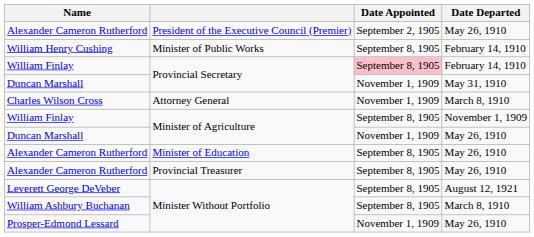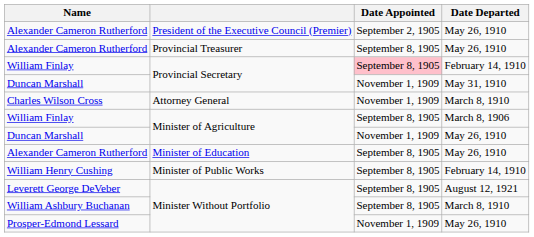rows swapped: (77, 170) <-> (60, 48)
(486, 118) November 1, 1909 -> (477, 118) March 8, 1906
